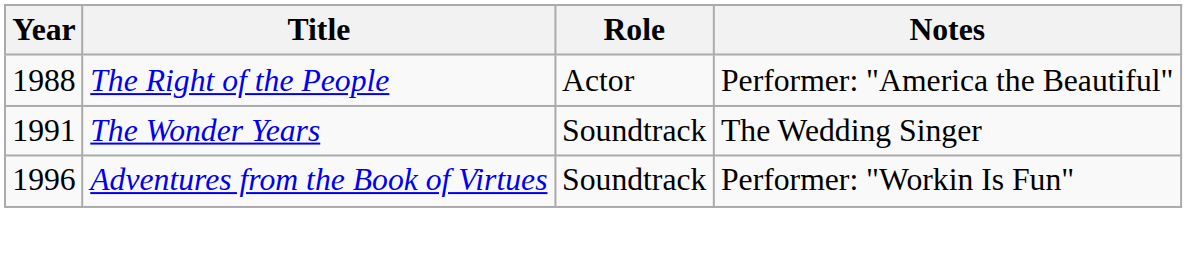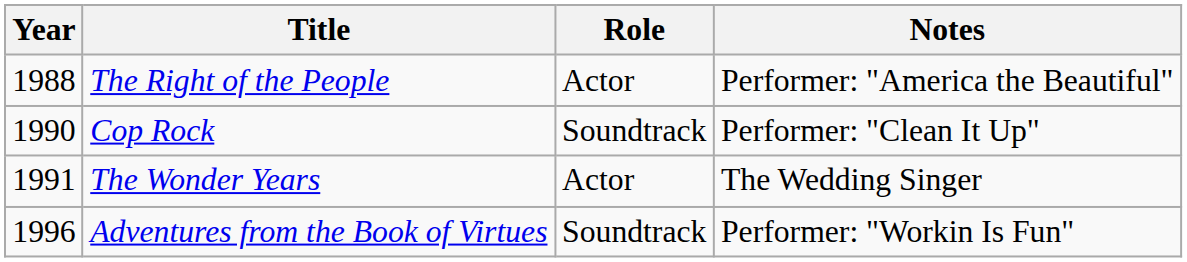+ row: (152, 130)
(634, 130) Soundtrack -> (598, 180) Actor
